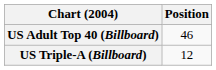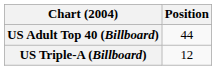(187, 34) 46 -> (187, 34) 44
